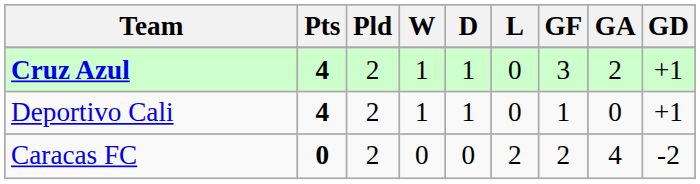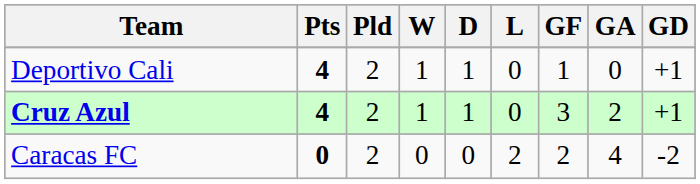rows swapped: (70, 69) <-> (92, 112)
